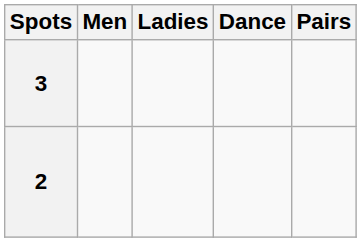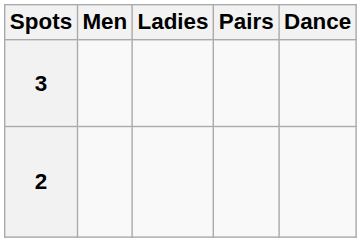columns swapped: (324, 22) <-> (252, 22)
